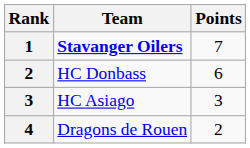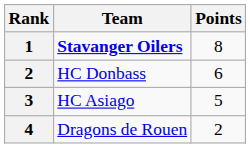(218, 45) 7 -> (218, 45) 8
(218, 101) 3 -> (218, 101) 5
